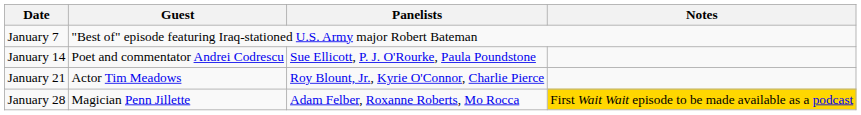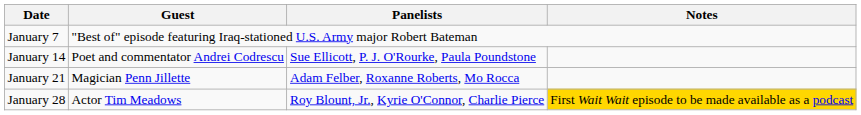(126, 78) Actor Tim Meadows -> (131, 78) Magician Penn Jillette
(417, 78) Roy Blount, Jr., Kyrie O'Connor, Charlie Pierce -> (405, 78) Adam Felber, Roxanne Roberts, Mo Rocca
(131, 99) Magician Penn Jillette -> (126, 99) Actor Tim Meadows
(405, 99) Adam Felber, Roxanne Roberts, Mo Rocca -> (417, 99) Roy Blount, Jr., Kyrie O'Connor, Charlie Pierce
